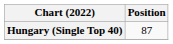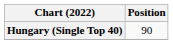(147, 30) 87 -> (147, 30) 90
